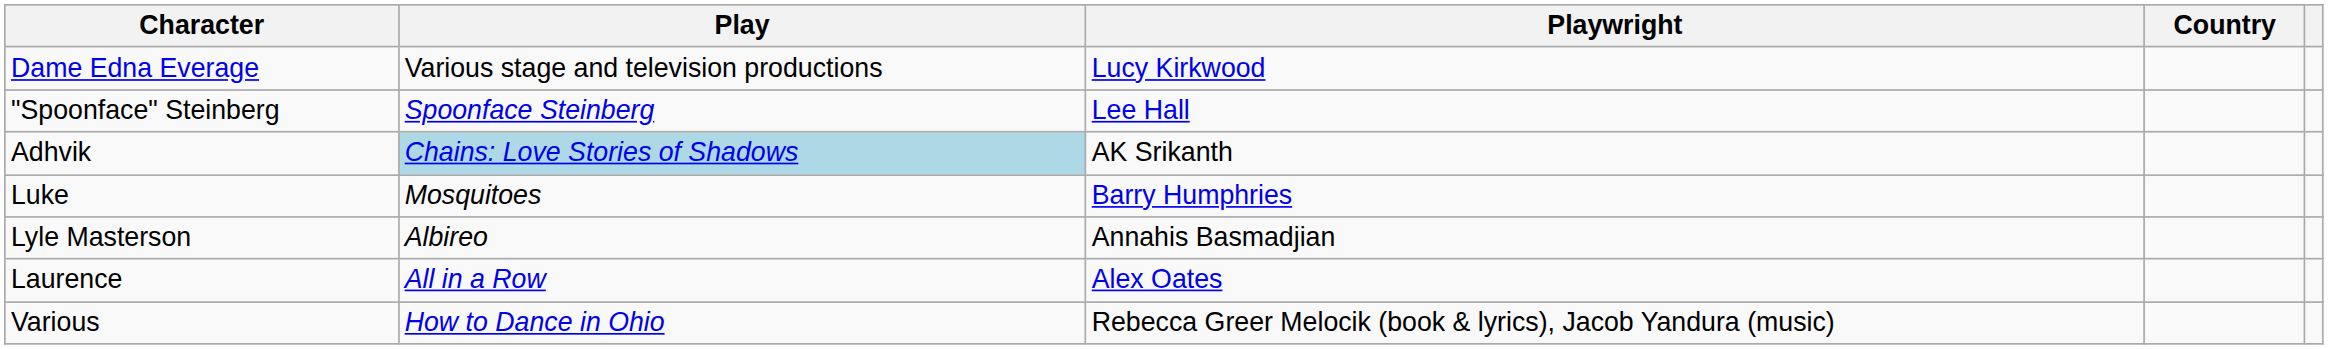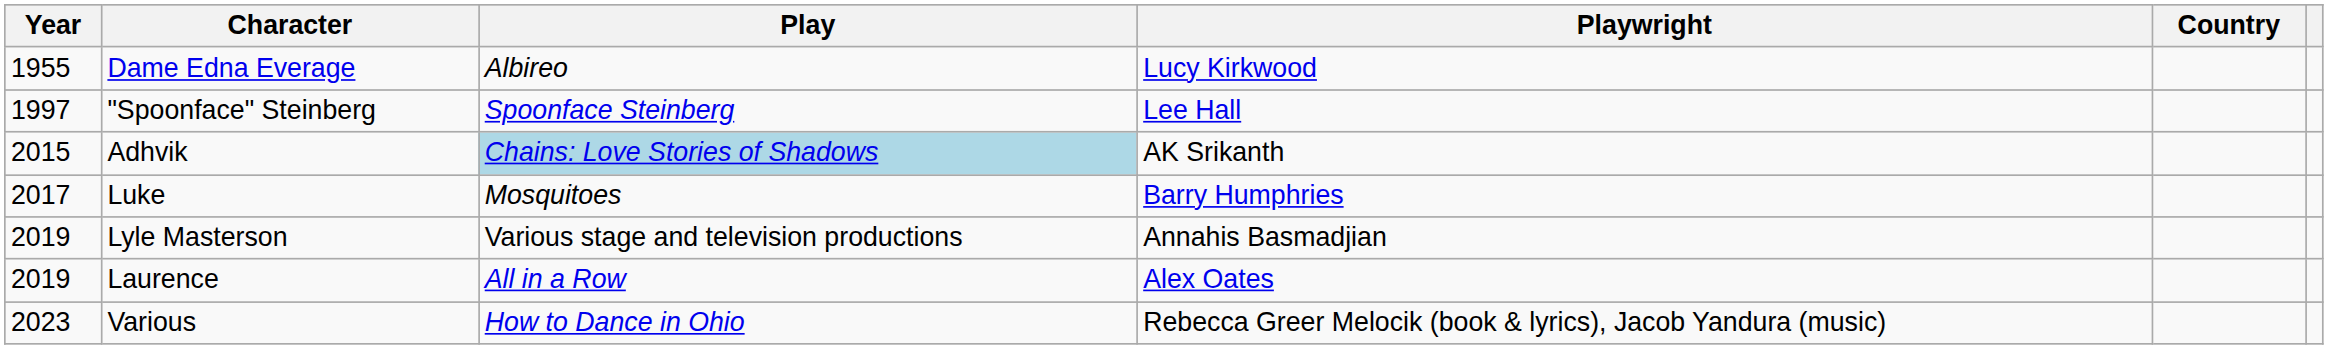+ column: (53, 25)
(644, 68) Various stage and television productions -> (526, 68) Albireo
(446, 237) Albireo -> (724, 237) Various stage and television productions
